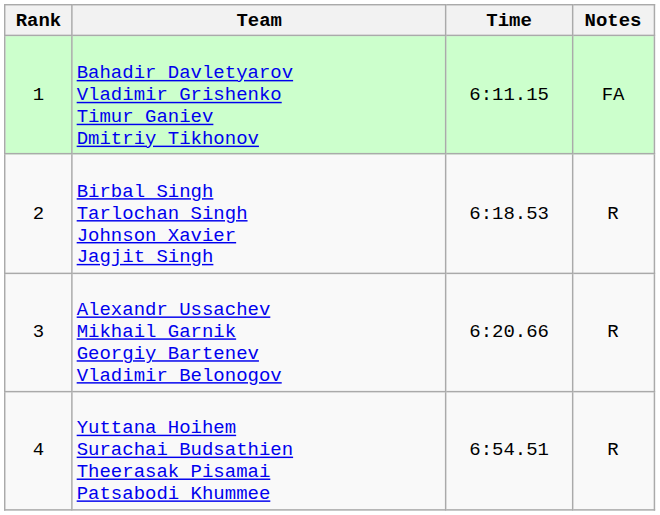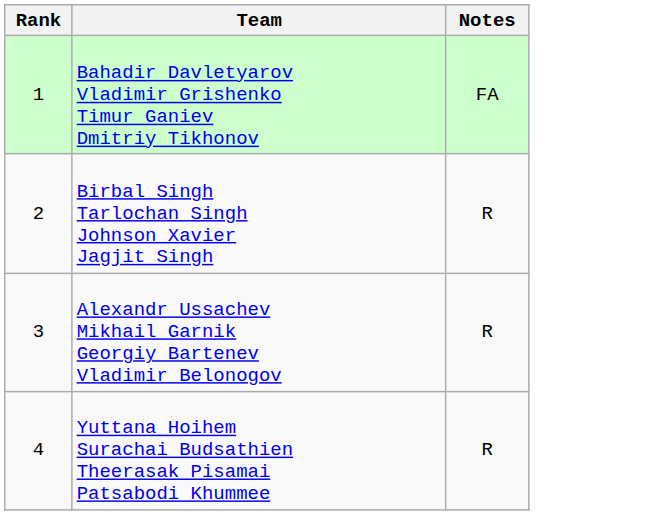- column: (509, 20)
